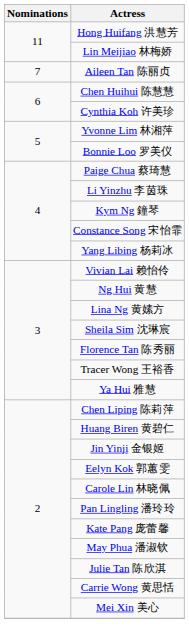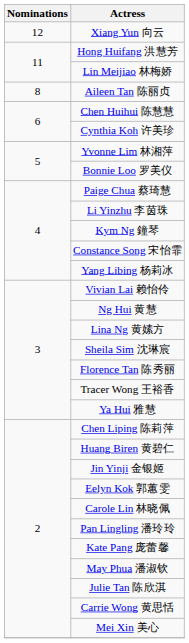+ row: (128, 31)
(37, 71) 7 -> (37, 91) 8
